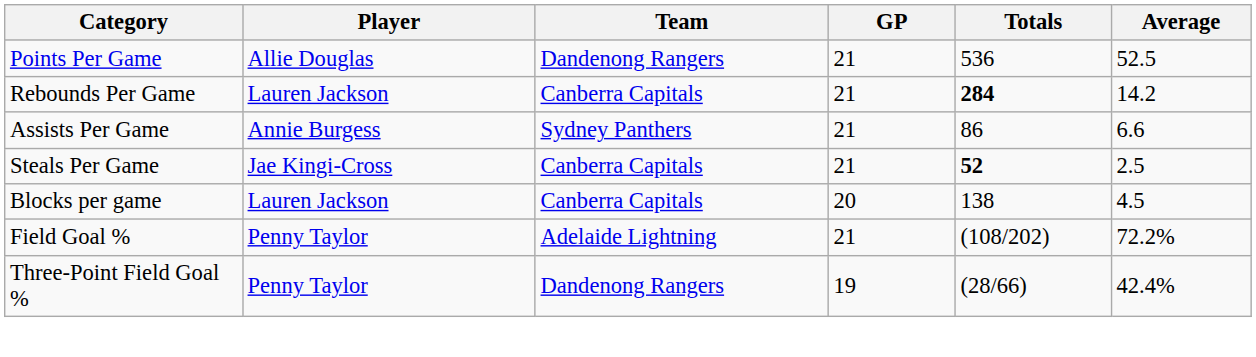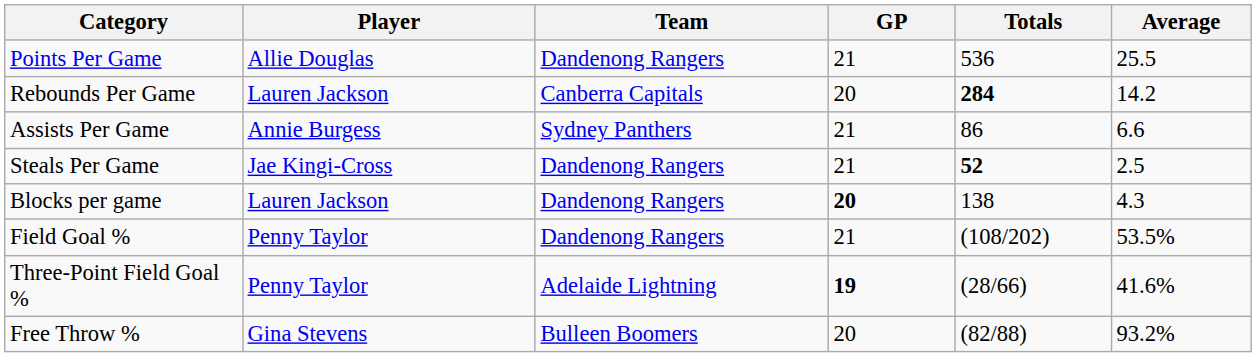(1136, 58) 52.5 -> (1136, 58) 25.5
(845, 93) 21 -> (845, 93) 20
(622, 165) Canberra Capitals -> (632, 165) Dandenong Rangers
(622, 201) Canberra Capitals -> (632, 201) Dandenong Rangers
(845, 201) normal -> (845, 201) bold
(1131, 201) 4.5 -> (1131, 201) 4.3
(629, 237) Adelaide Lightning -> (632, 237) Dandenong Rangers
(1146, 237) 72.2% -> (1146, 237) 53.5%
(632, 285) Dandenong Rangers -> (629, 285) Adelaide Lightning
(845, 285) normal -> (845, 285) bold
(1146, 285) 42.4% -> (1146, 285) 41.6%
+ row: (75, 333)
